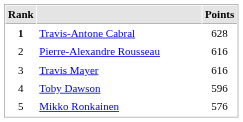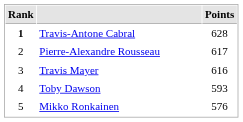(220, 52) 616 -> (220, 52) 617
(220, 88) 596 -> (220, 88) 593
